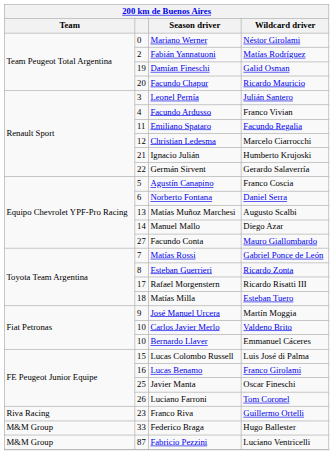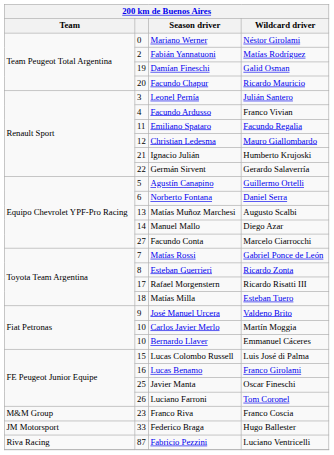(277, 140) Marcelo Ciarrocchi -> (280, 140) Mauro Giallombardo
(268, 183) Franco Coscia -> (274, 183) Guillermo Ortelli
(280, 241) Mauro Giallombardo -> (277, 241) Marcelo Ciarrocchi
(270, 312) Martín Moggia -> (268, 312) Valdeno Brito
(268, 327) Valdeno Brito -> (270, 327) Martín Moggia
(28, 413) Riva Racing -> (30, 413) M&M Group
(274, 413) Guillermo Ortelli -> (268, 413) Franco Coscia
(30, 427) M&M Group -> (33, 427) JM Motorsport
(30, 442) M&M Group -> (28, 442) Riva Racing
